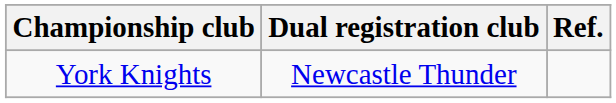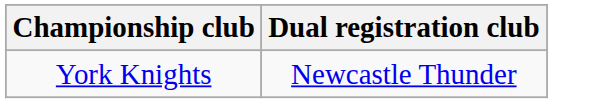- column: (578, 27)
